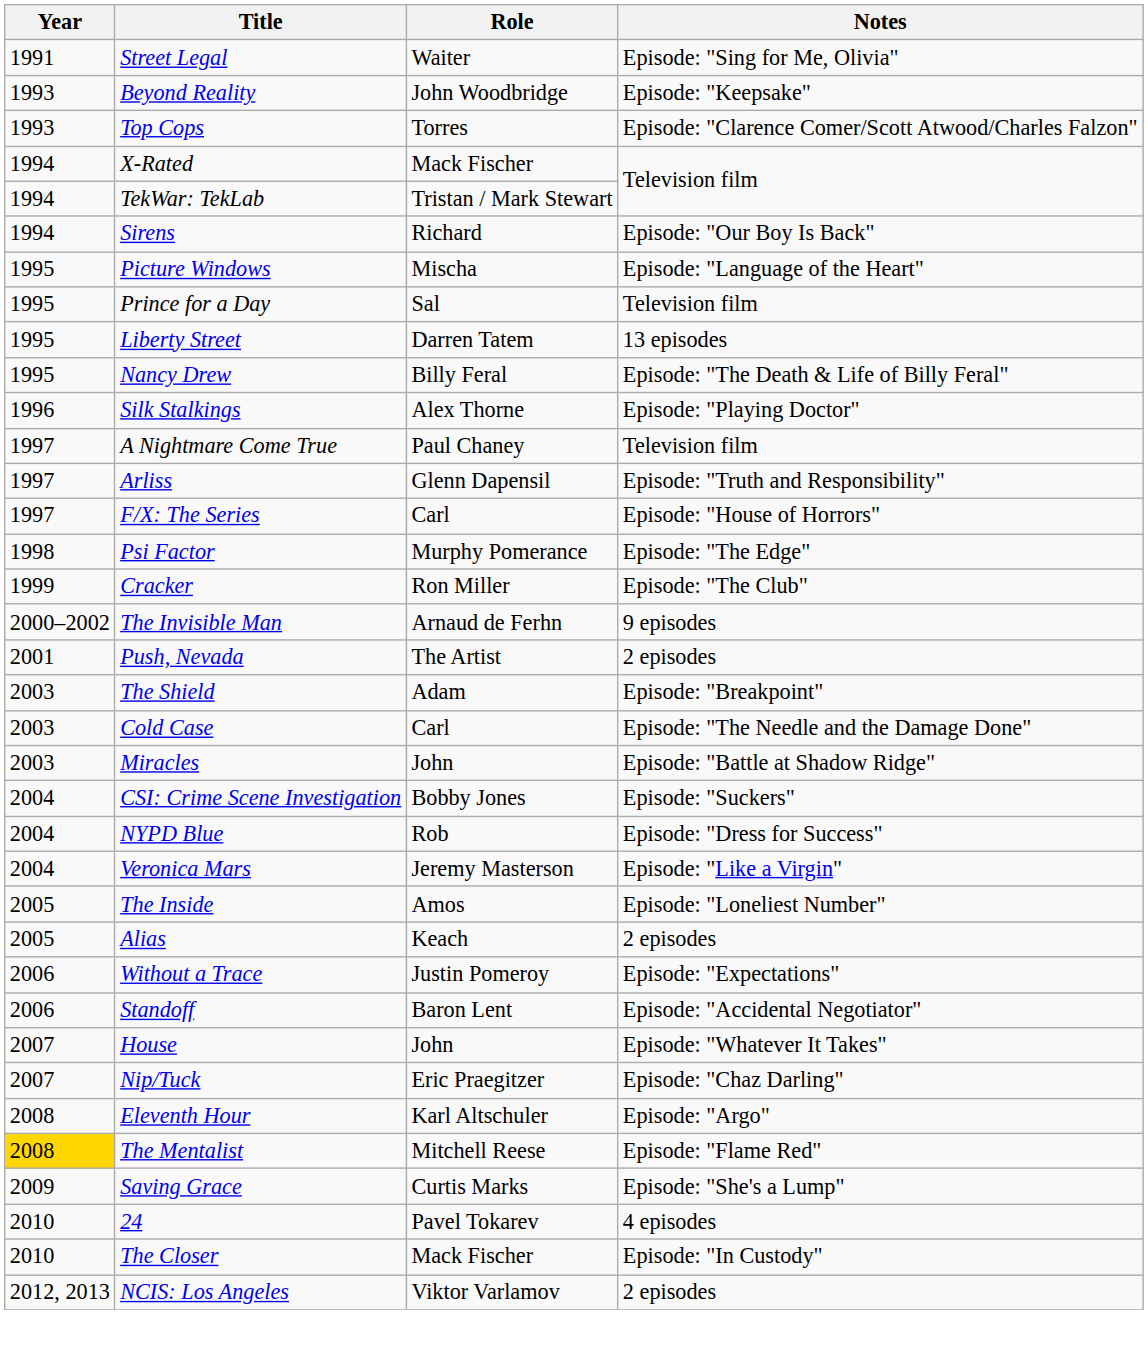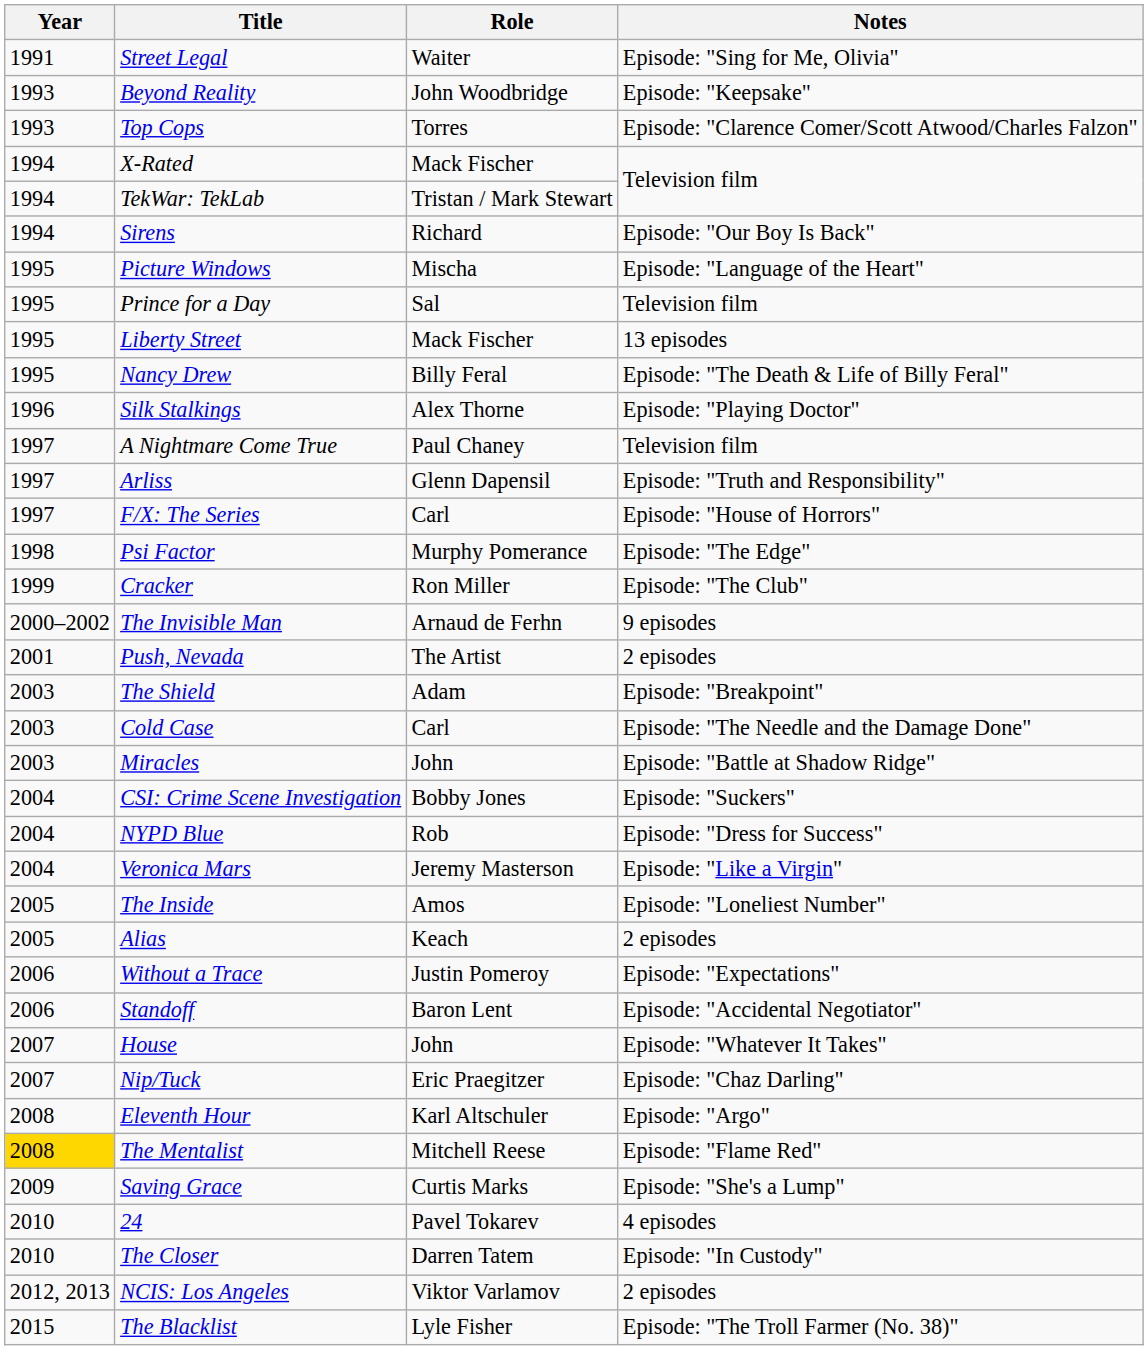(472, 339) Darren Tatem -> (472, 339) Mack Fischer
(472, 1256) Mack Fischer -> (472, 1256) Darren Tatem
+ row: (179, 1327)
